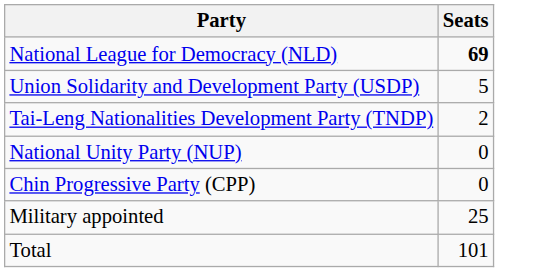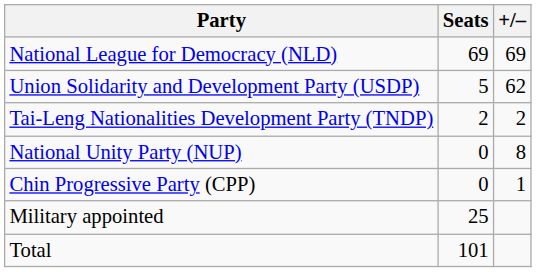+ column: (512, 20)
(478, 53) bold -> (478, 53) normal
